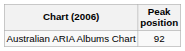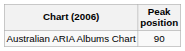(159, 38) 92 -> (159, 38) 90
